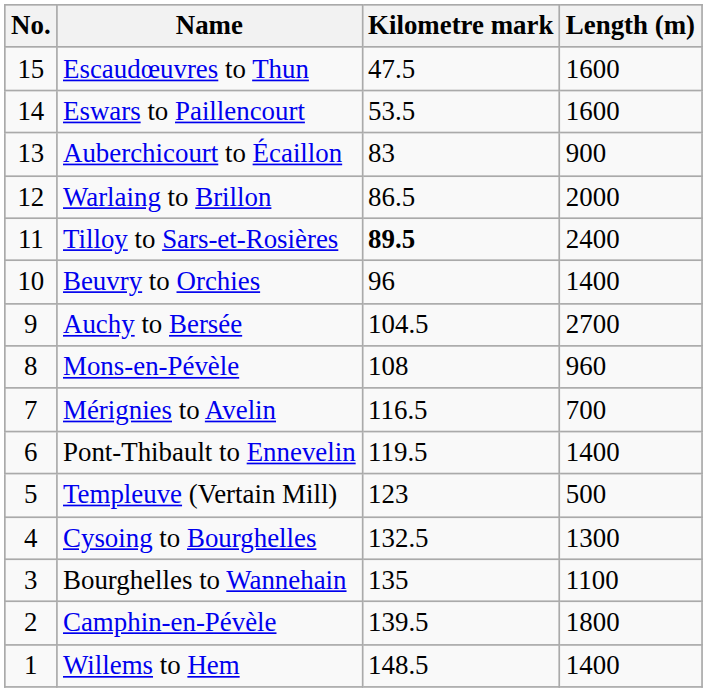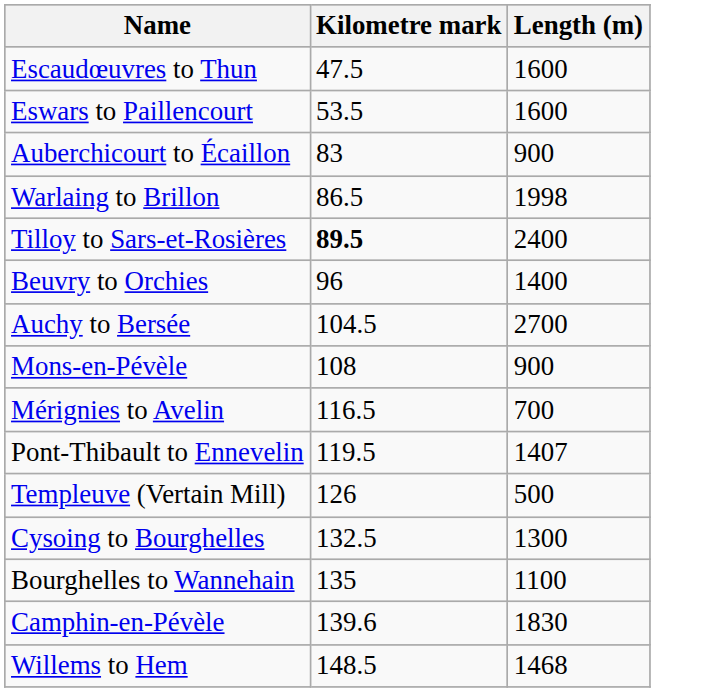- column: (31, 25)
(593, 196) 2000 -> (541, 196) 1998
(586, 366) 960 -> (534, 366) 900
(593, 452) 1400 -> (541, 452) 1407
(388, 494) 123 -> (336, 494) 126
(398, 622) 139.5 -> (346, 622) 139.6
(593, 622) 1800 -> (541, 622) 1830
(593, 665) 1400 -> (541, 665) 1468
